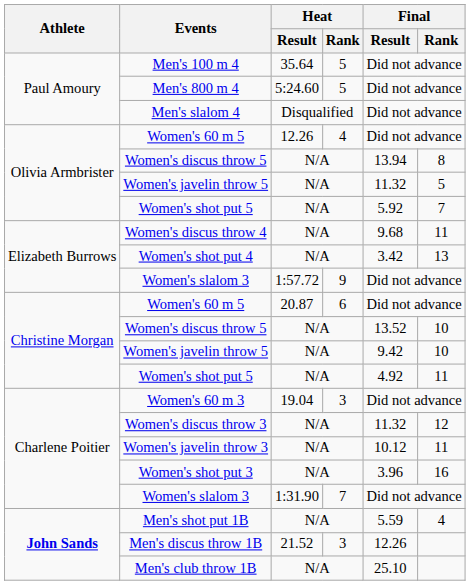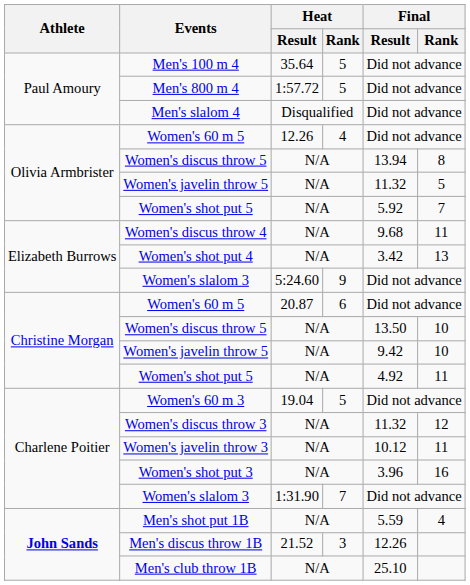(297, 88) 5:24.60 -> (297, 88) 1:57.72
(297, 280) 1:57.72 -> (297, 280) 5:24.60
(390, 328) 13.52 -> (390, 328) 13.50
(343, 400) 3 -> (343, 400) 5
